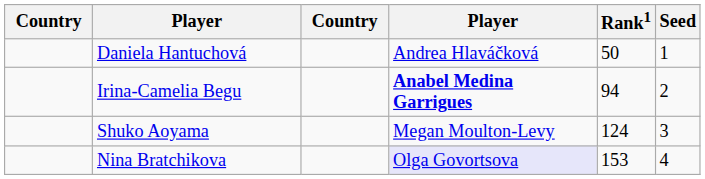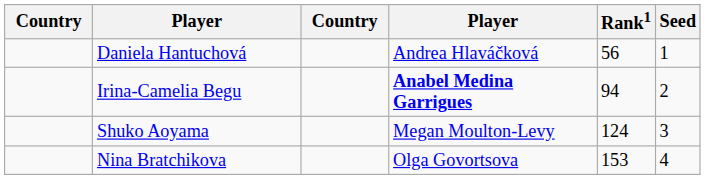(610, 52) 50 -> (610, 52) 56
(456, 160) lavender background -> (456, 160) no background
